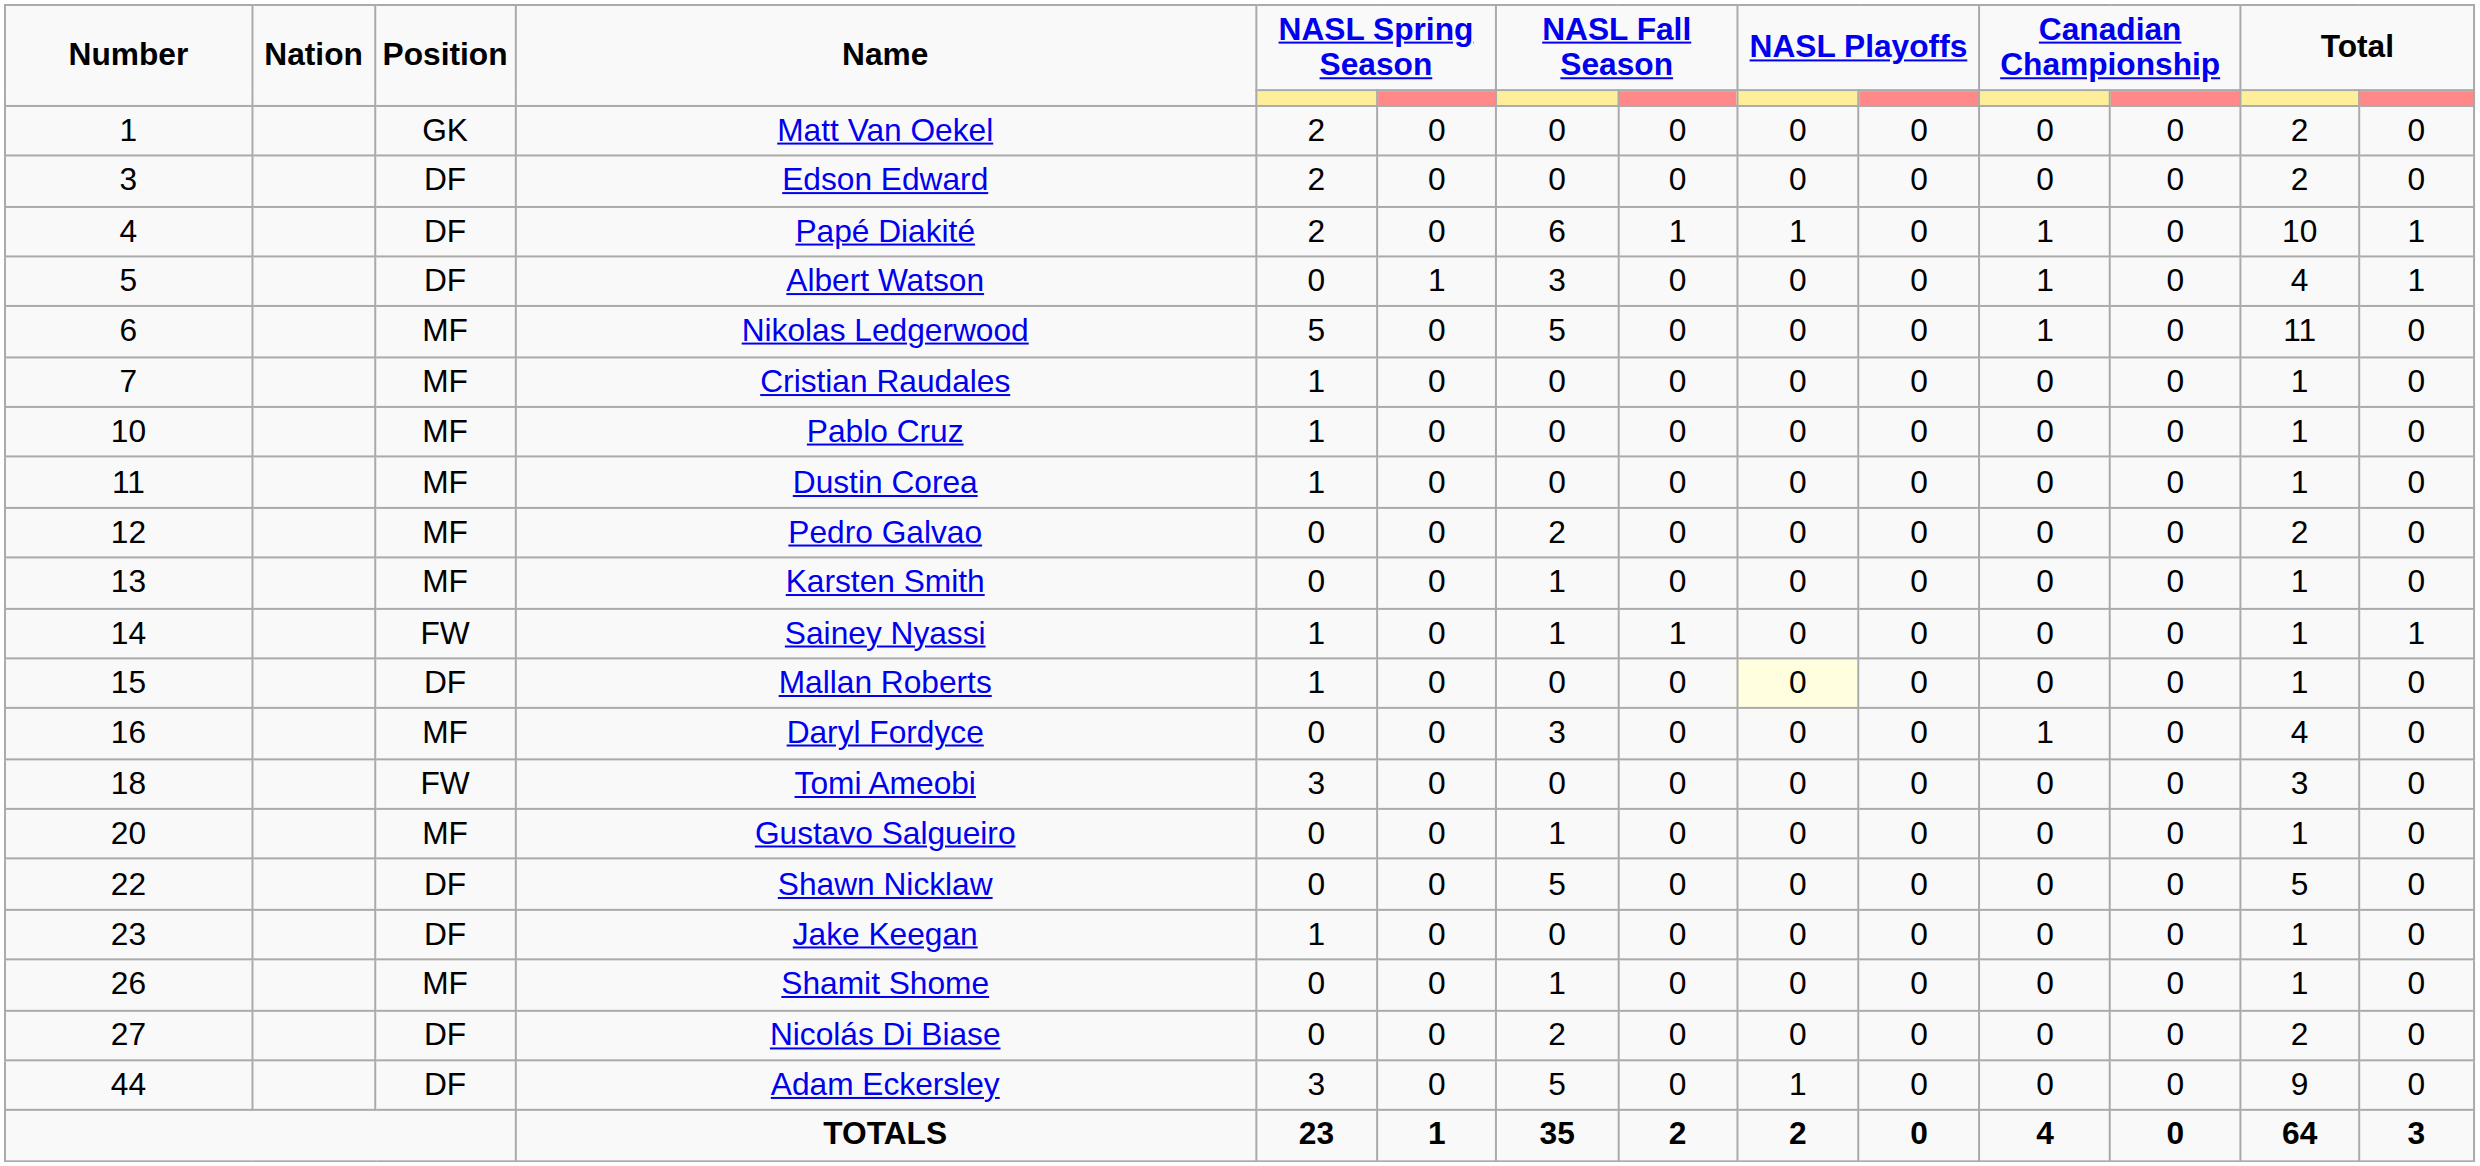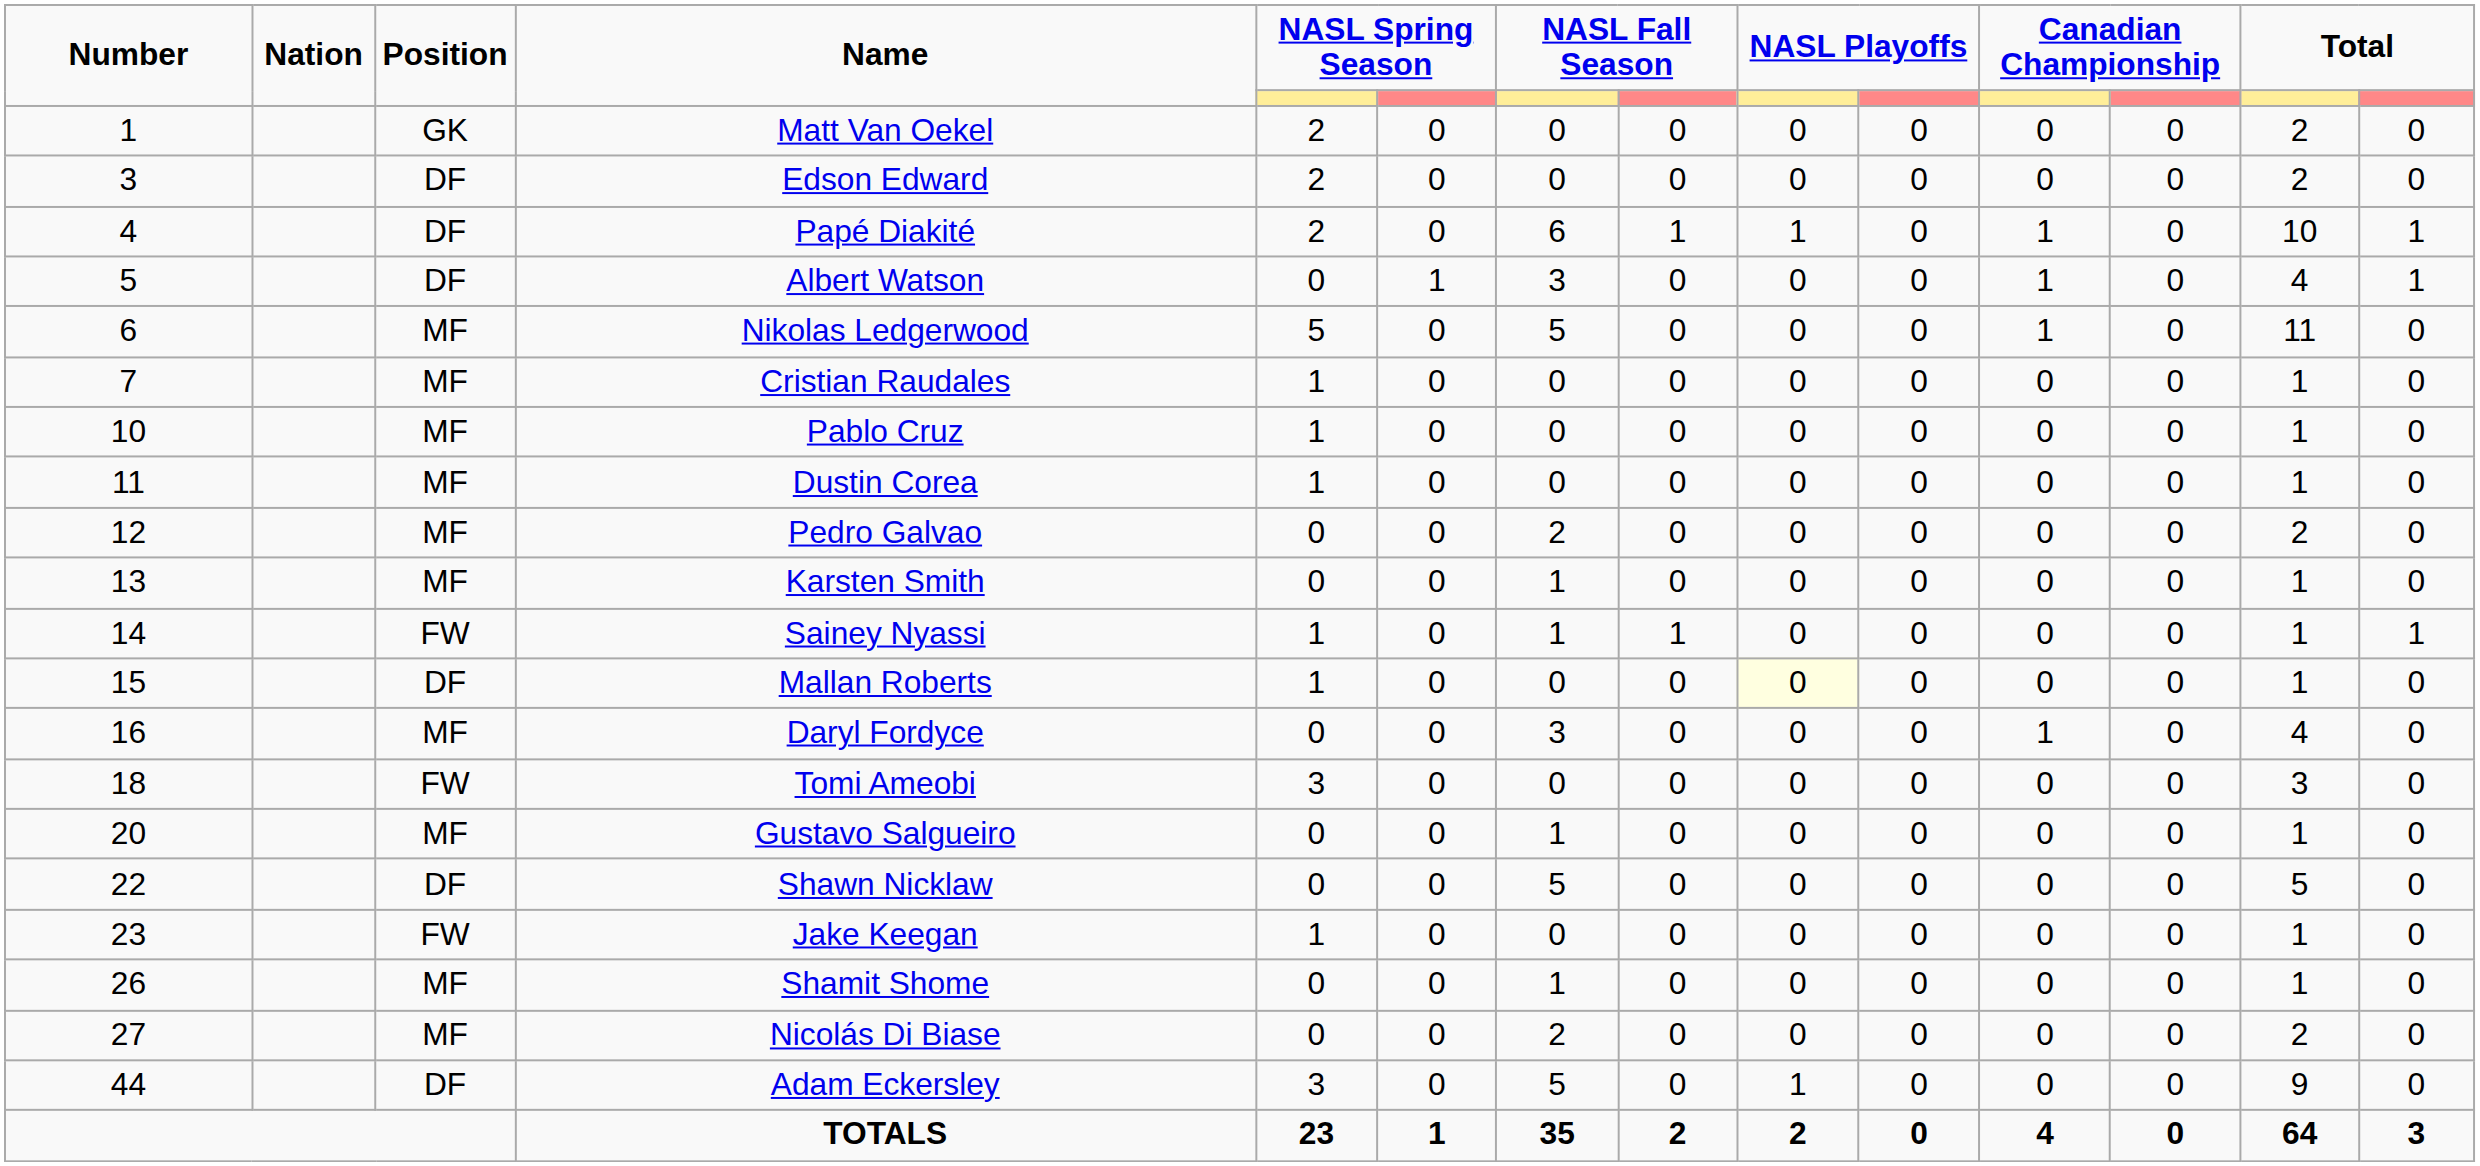(445, 933) DF -> (445, 933) FW
(445, 1034) DF -> (445, 1034) MF
